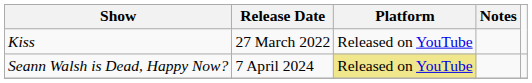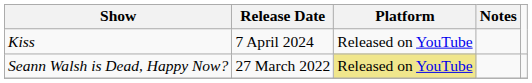(283, 41) 27 March 2022 -> (275, 41) 7 April 2024
(275, 66) 7 April 2024 -> (283, 66) 27 March 2022
